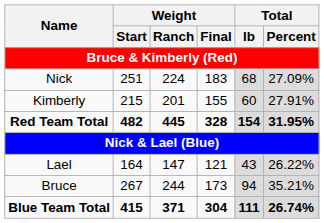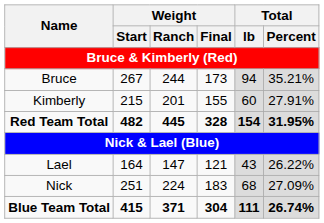rows swapped: (59, 186) <-> (59, 79)
